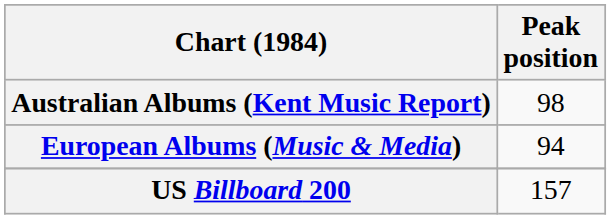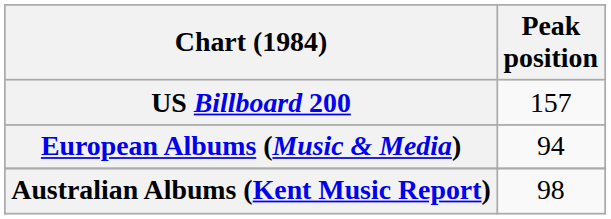rows swapped: (251, 102) <-> (251, 190)
